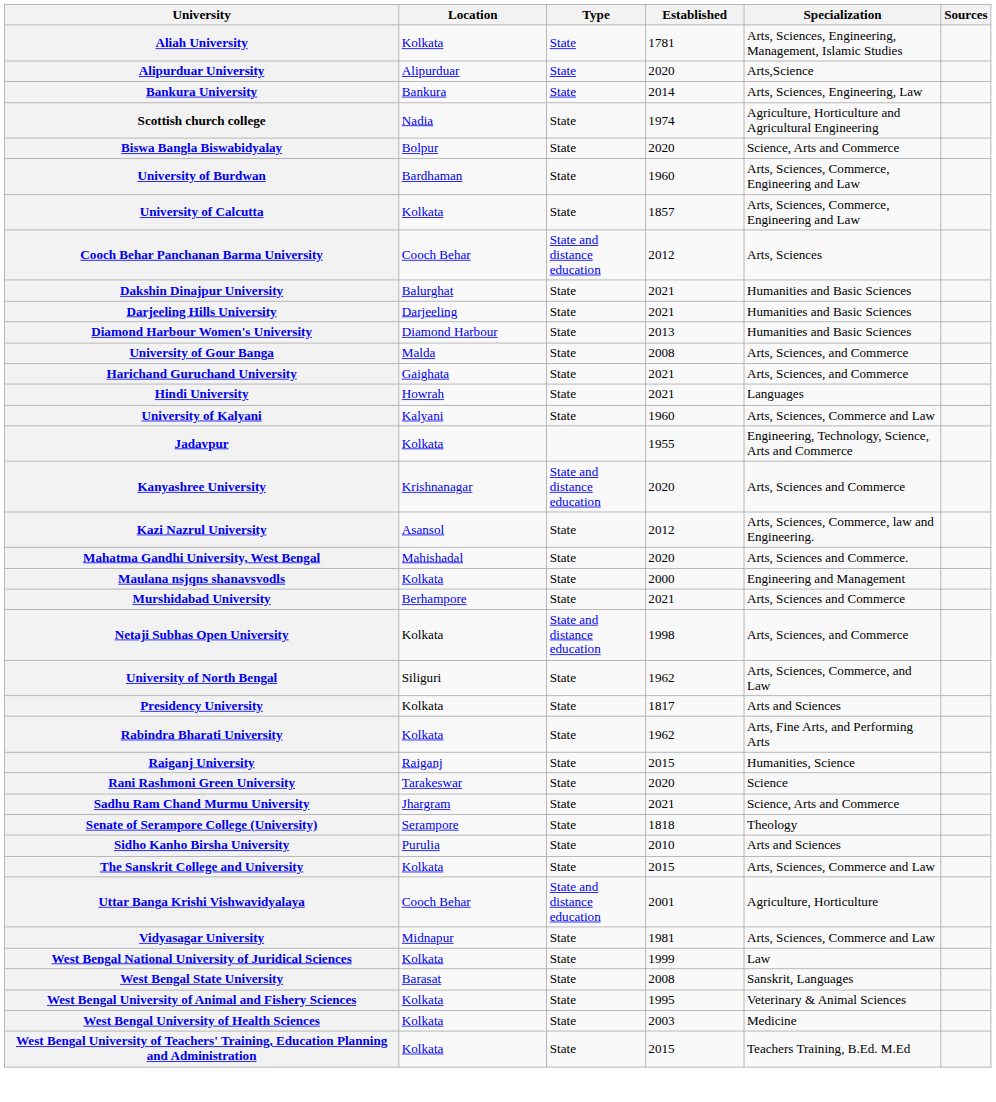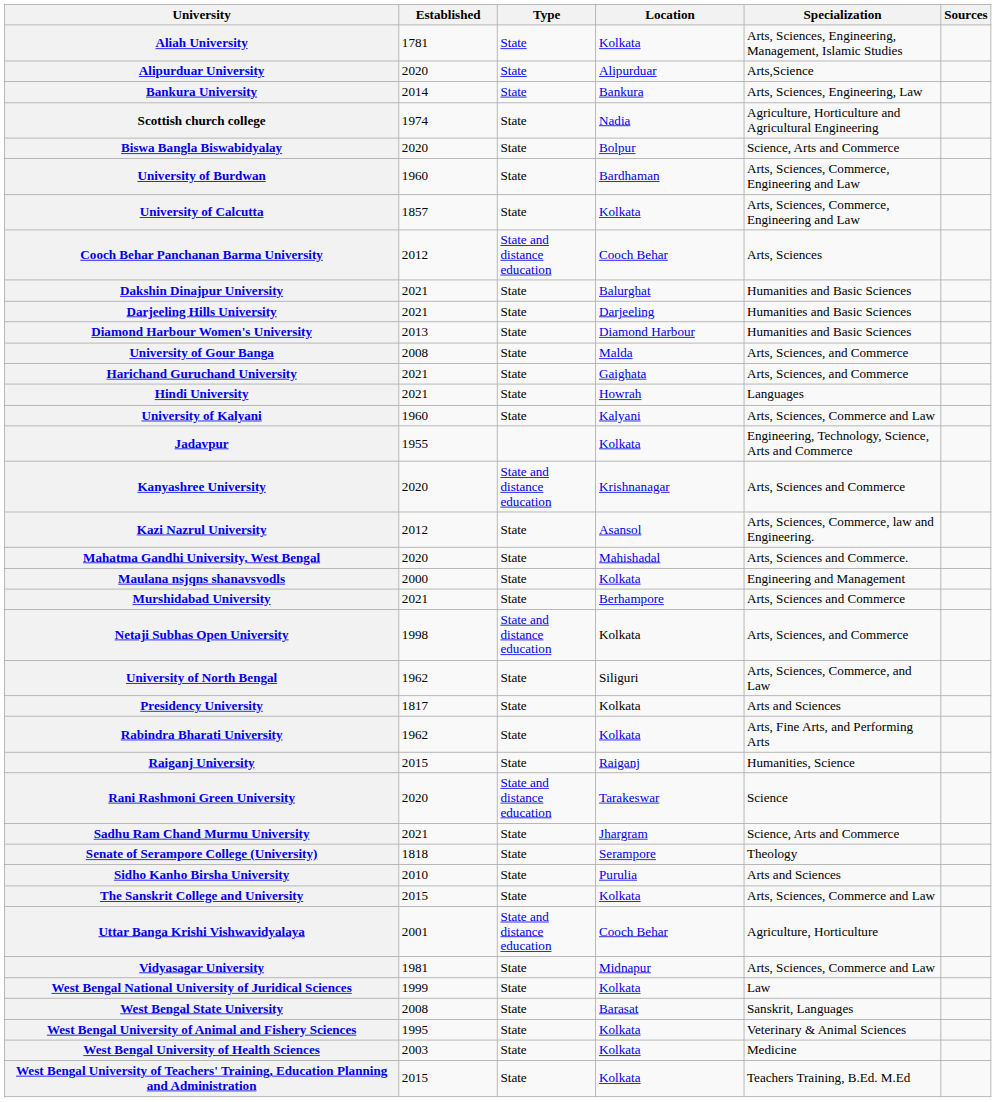columns swapped: (473, 14) <-> (695, 14)
(563, 783) State -> (526, 798) State and distance education
